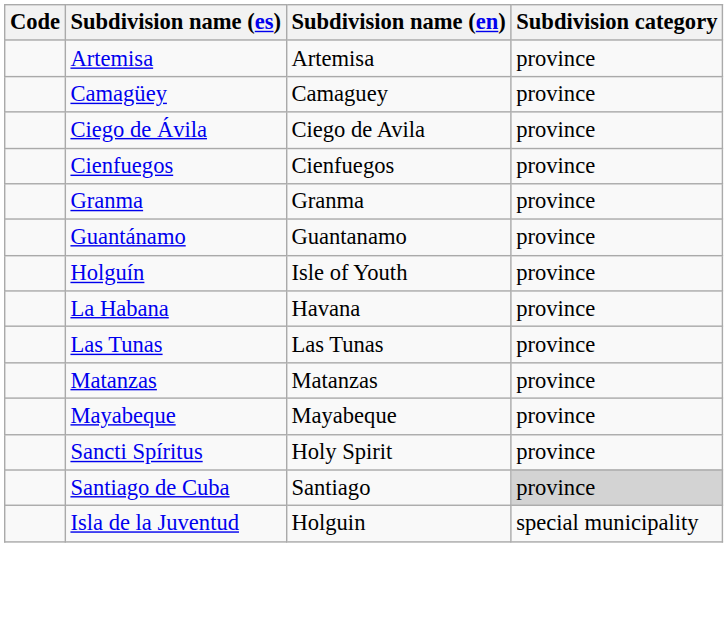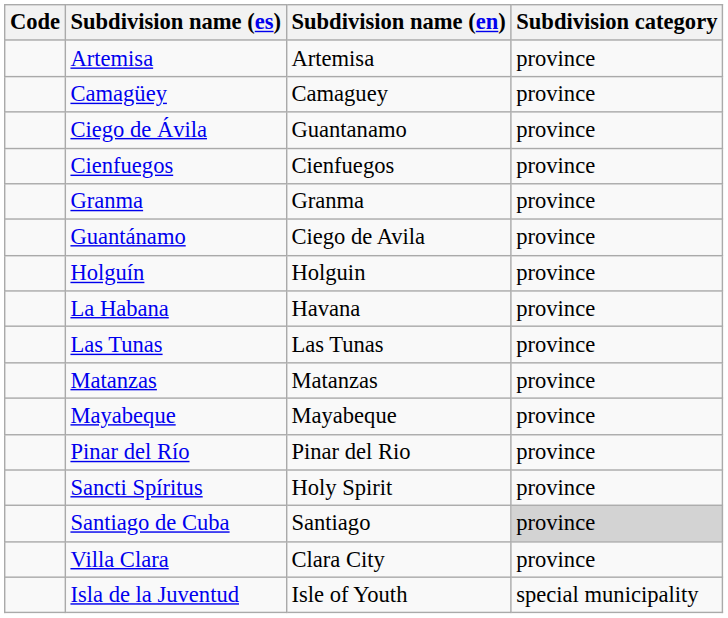(358, 129) Ciego de Avila -> (349, 129) Guantanamo
(349, 237) Guantanamo -> (358, 237) Ciego de Avila
(349, 272) Isle of Youth -> (328, 272) Holguin
+ row: (130, 451)
+ row: (120, 559)
(328, 523) Holguin -> (349, 594) Isle of Youth
